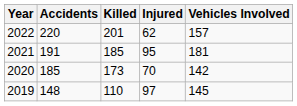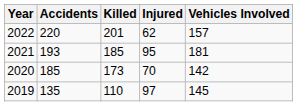(50, 52) 191 -> (50, 52) 193
(50, 91) 148 -> (50, 91) 135
